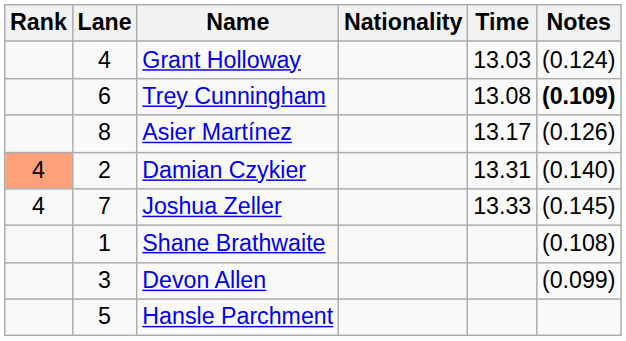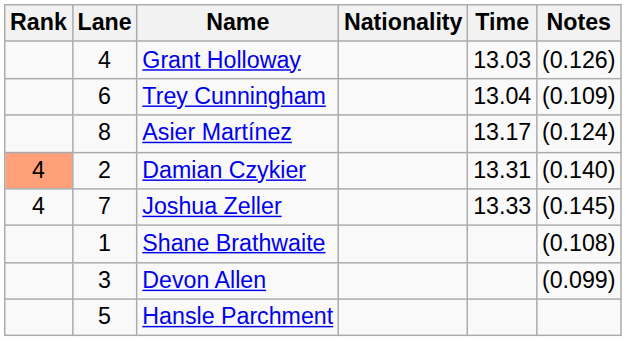(579, 59) (0.124) -> (579, 59) (0.126)
(502, 96) 13.08 -> (502, 96) 13.04
(579, 96) bold -> (579, 96) normal
(579, 133) (0.126) -> (579, 133) (0.124)
